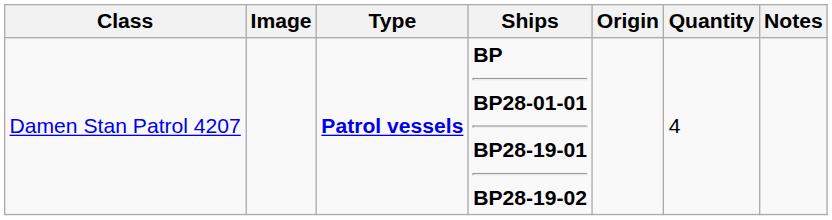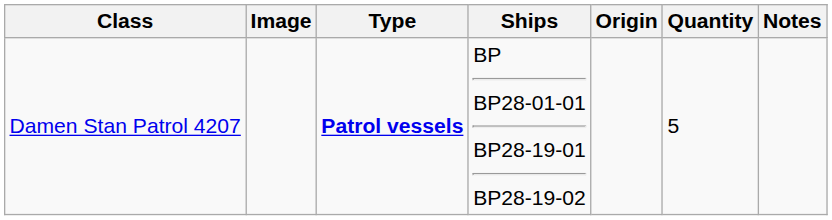(530, 126) bold -> (529, 126) normal
(675, 126) 4 -> (673, 126) 5
